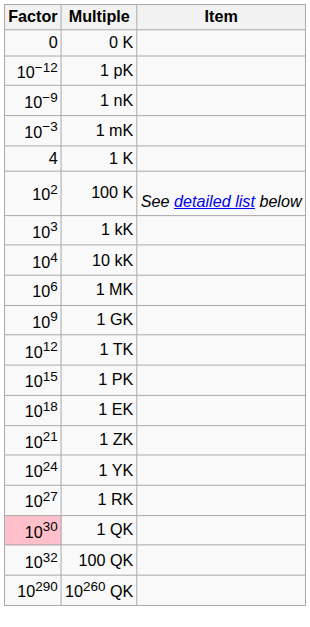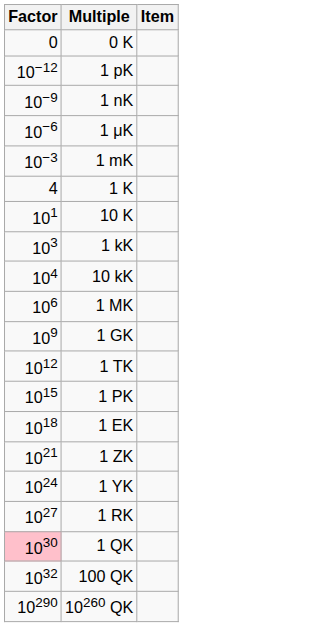+ row: (117, 130)
+ row: (117, 216)
- row: (112, 193)
